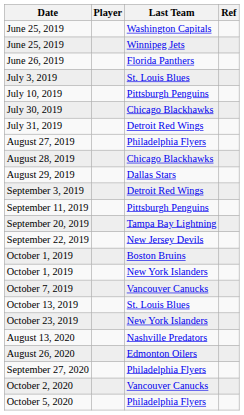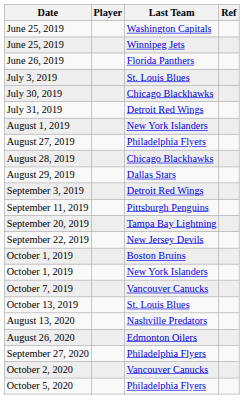- row: (34, 93)
+ row: (38, 126)
- row: (42, 321)
